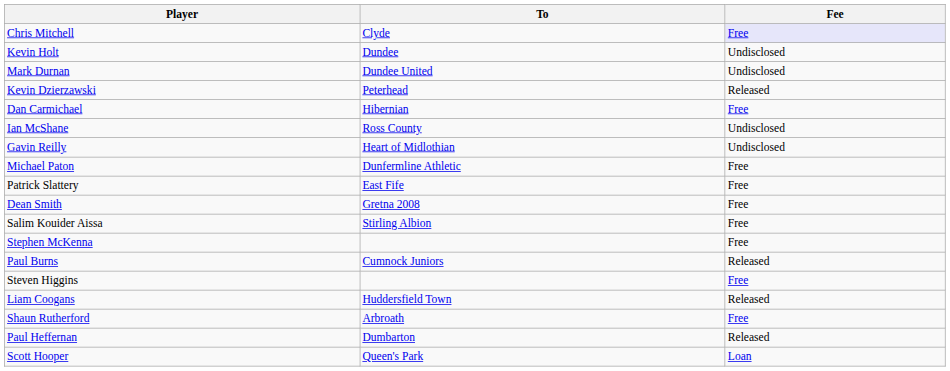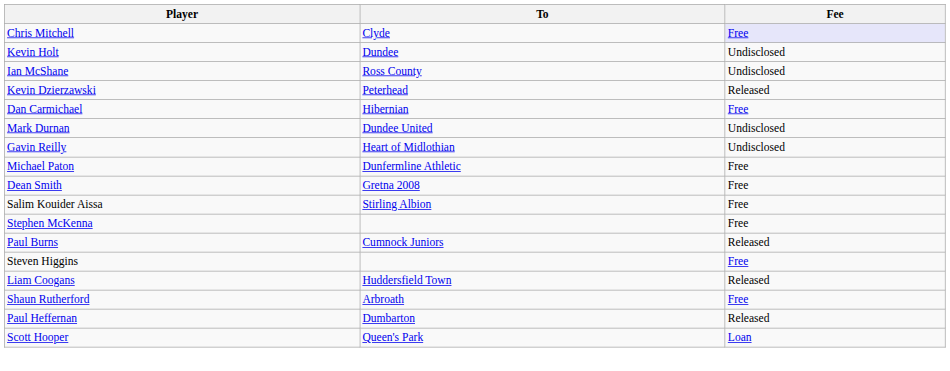rows swapped: (38, 128) <-> (38, 71)
- row: (43, 185)
